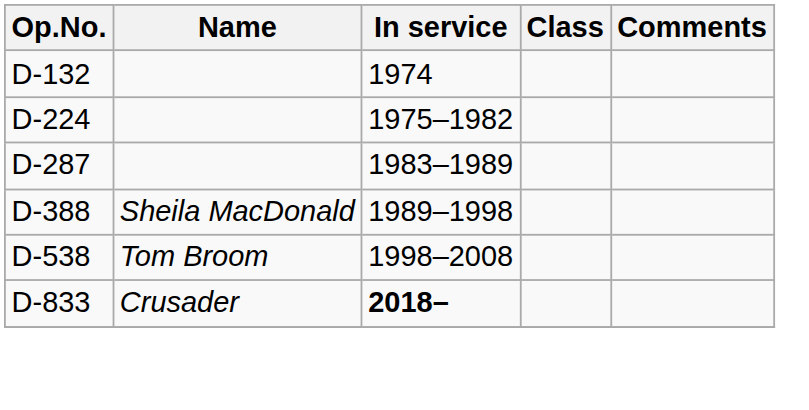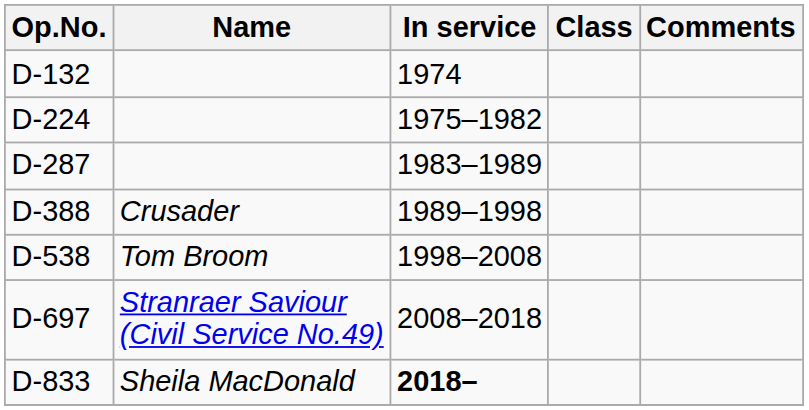(237, 211) Sheila MacDonald -> (179, 211) Crusader
+ row: (51, 319)
(179, 303) Crusader -> (237, 381) Sheila MacDonald
